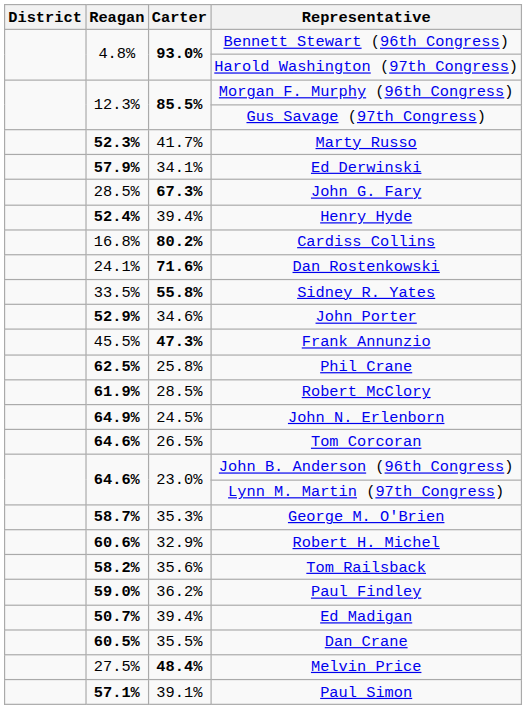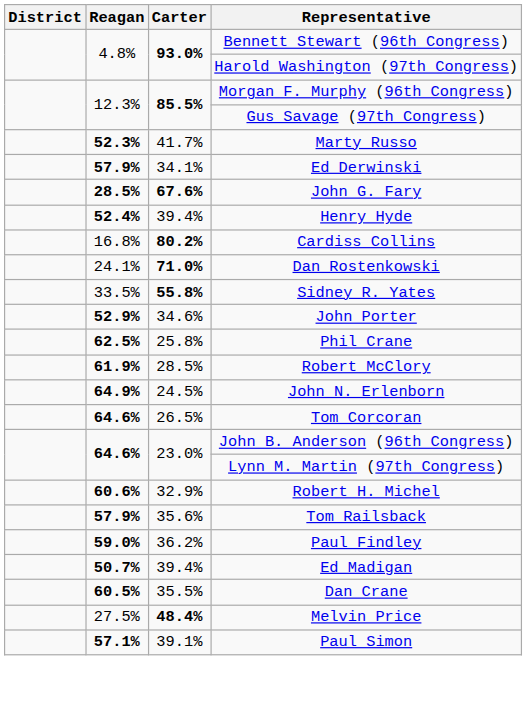(117, 192) normal -> (117, 192) bold
(179, 192) 67.3% -> (179, 192) 67.6%
(179, 267) 71.6% -> (179, 267) 71.0%
- row: (366, 342)
- row: (366, 517)
(117, 567) 58.2% -> (117, 517) 57.9%
